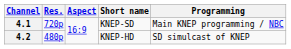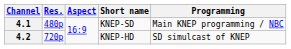(54, 24) 720p -> (54, 24) 480p
(54, 37) 480p -> (54, 37) 720p
